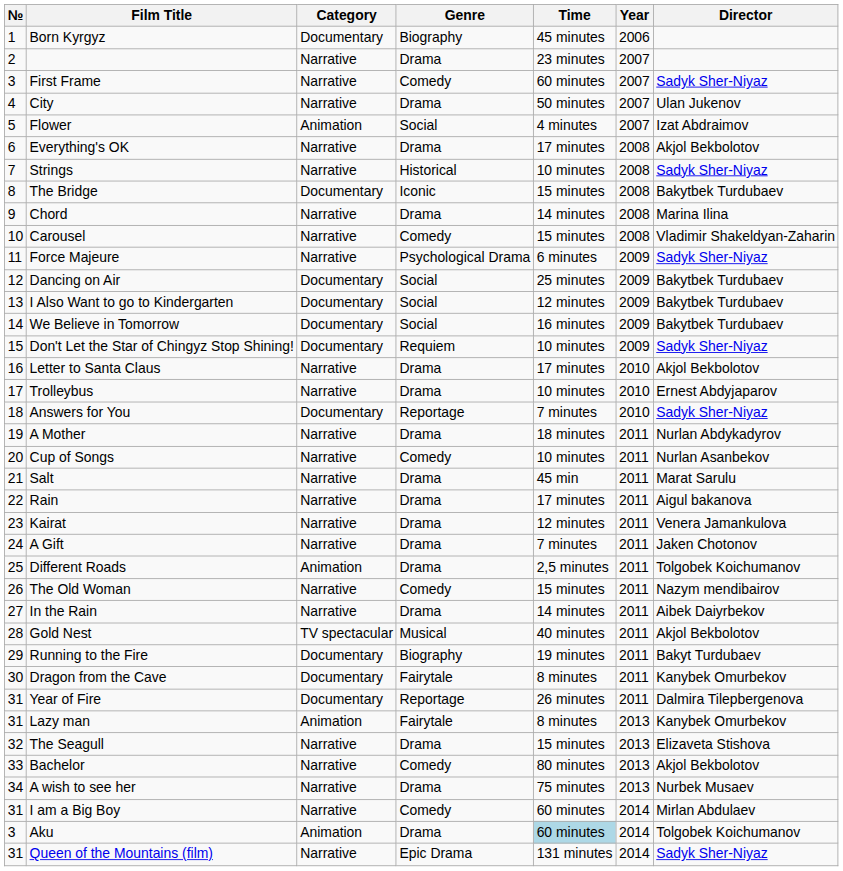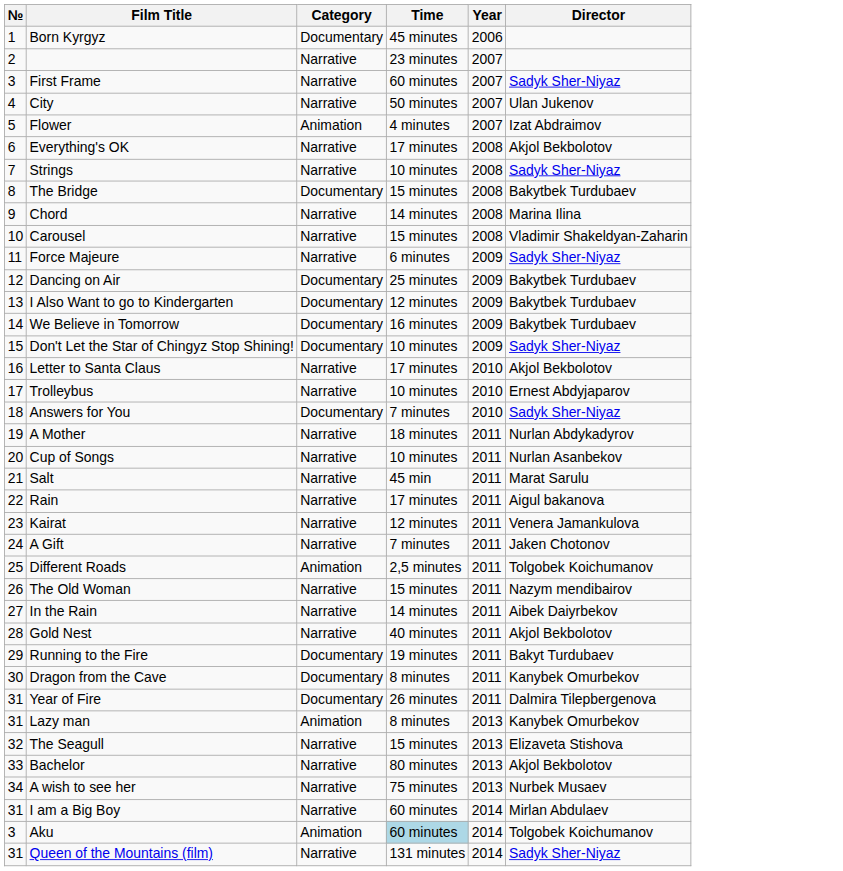- column: (465, 15)
(347, 633) TV spectacular -> (328, 633) Narrative
